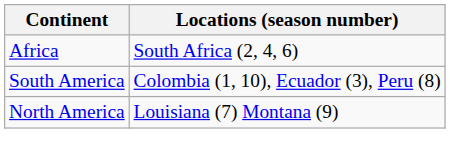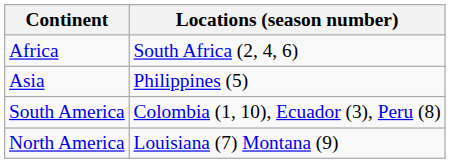+ row: (27, 81)
